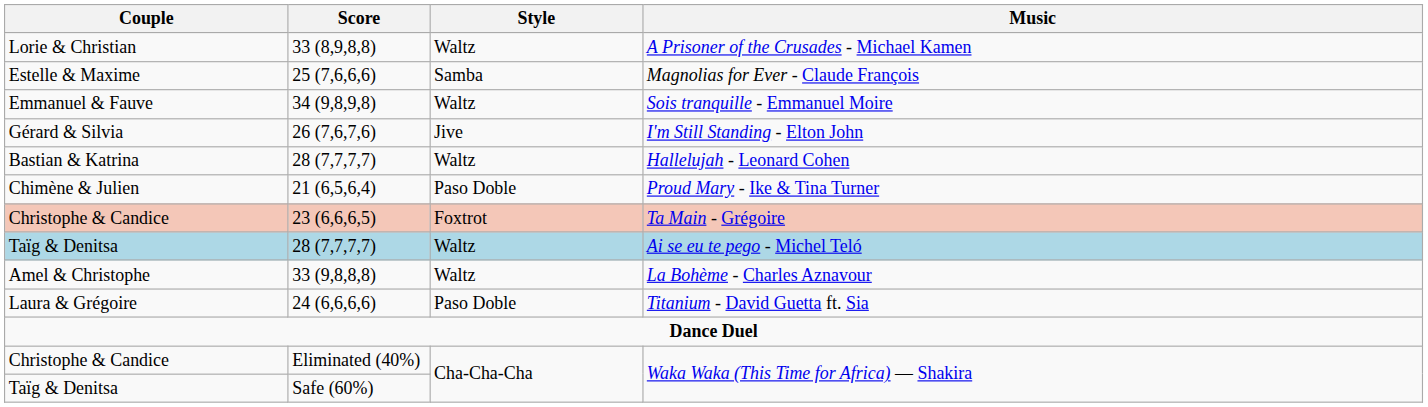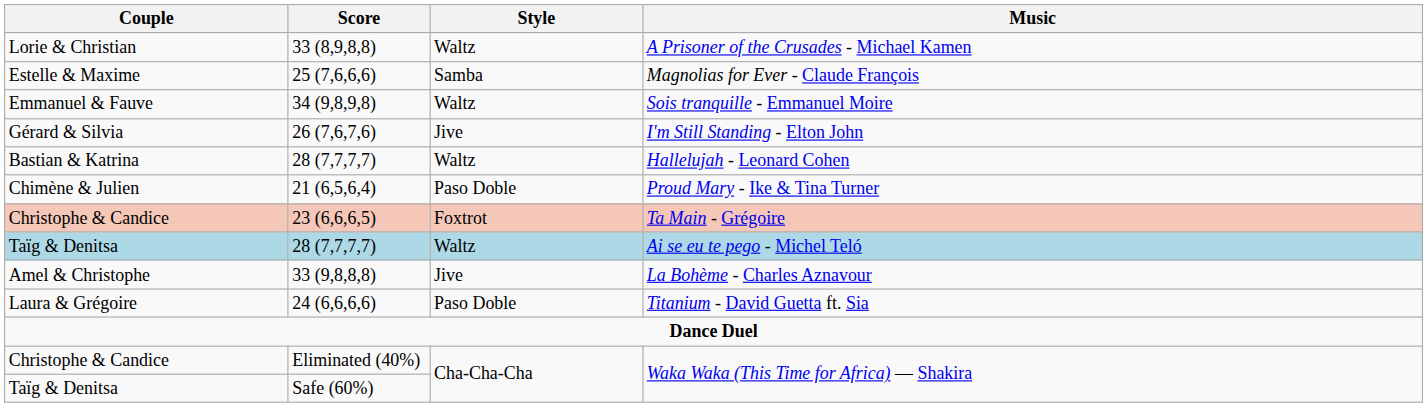(455, 274) Waltz -> (449, 274) Jive
